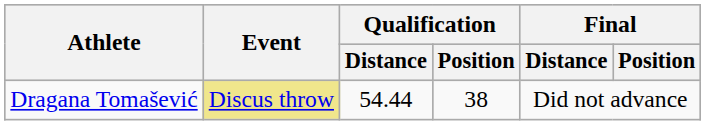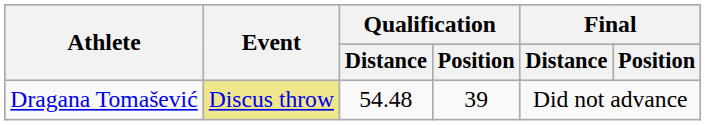(386, 100) 54.44 -> (386, 100) 54.48
(476, 100) 38 -> (476, 100) 39
